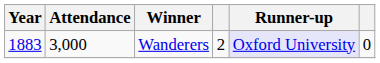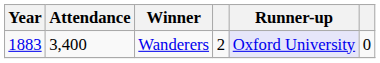(68, 44) 3,000 -> (68, 44) 3,400
